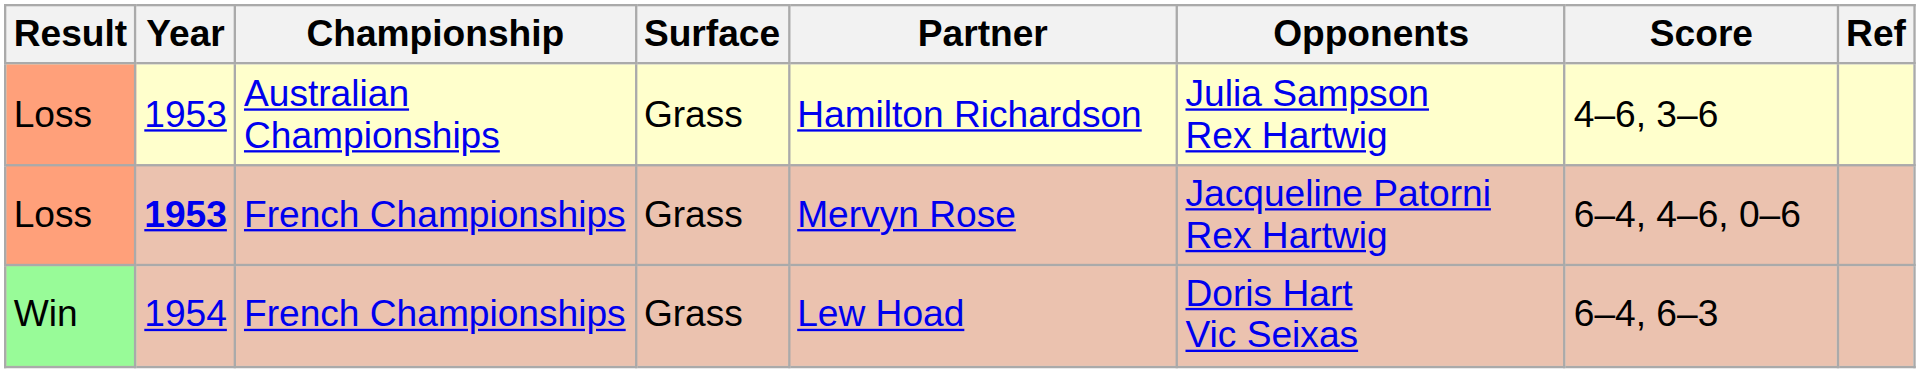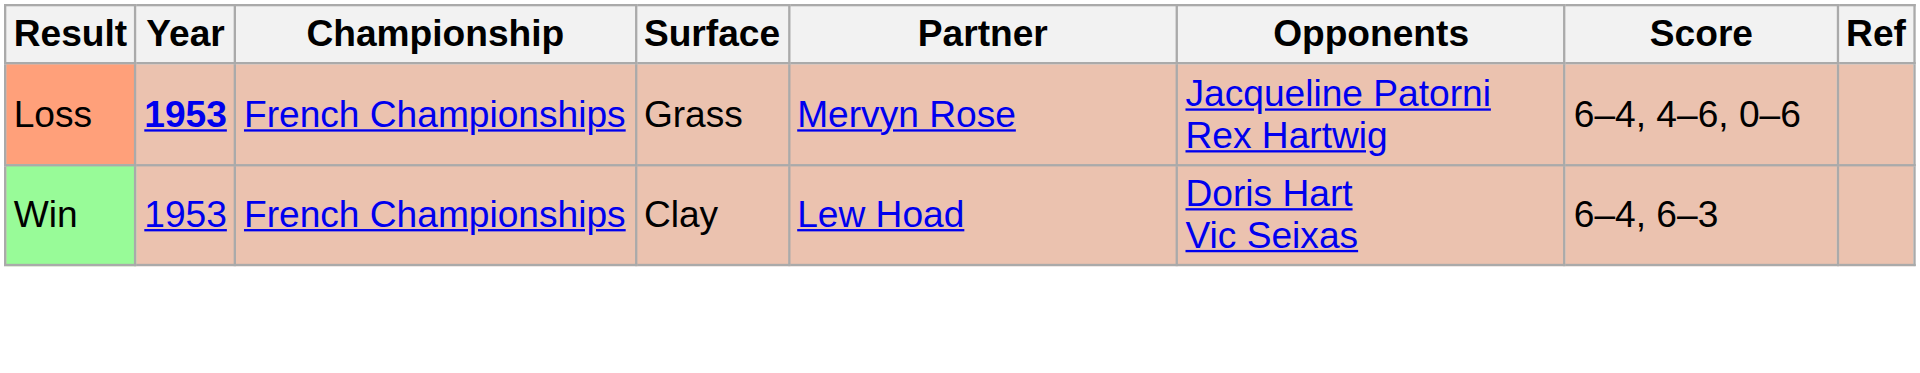- row: (53, 113)
(186, 314) 1954 -> (186, 214) 1953
(693, 314) Grass -> (681, 214) Clay
